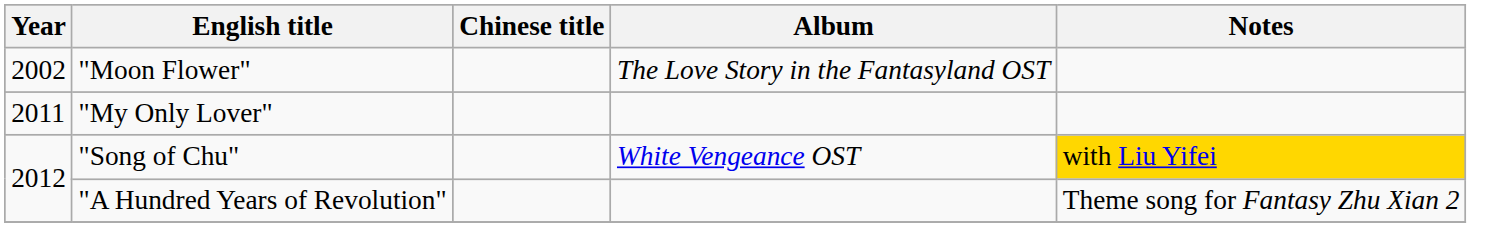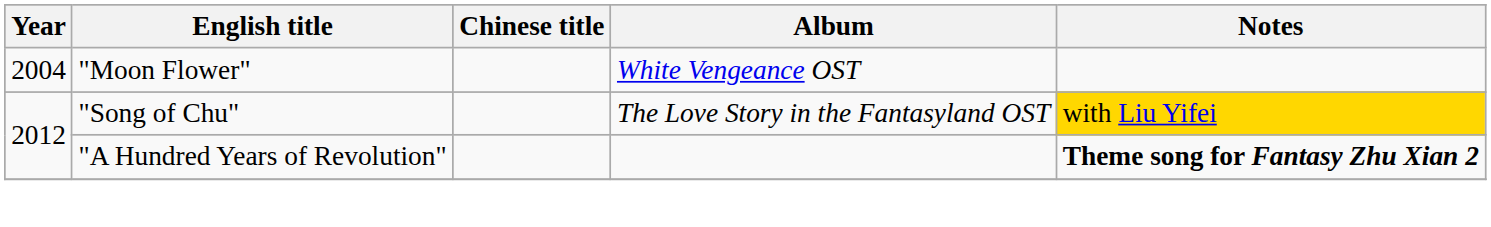(39, 69) 2002 -> (39, 69) 2004
(834, 69) The Love Story in the Fantasyland OST -> (739, 69) White Vengeance OST
- row: (176, 112)
(739, 156) White Vengeance OST -> (834, 112) The Love Story in the Fantasyland OST
(1261, 199) normal -> (1271, 156) bold
